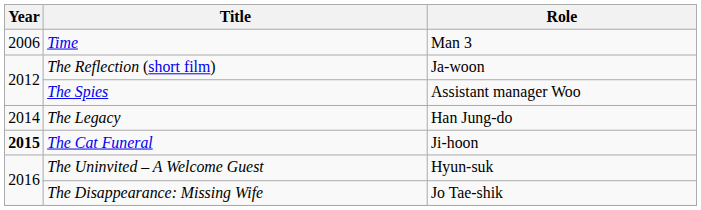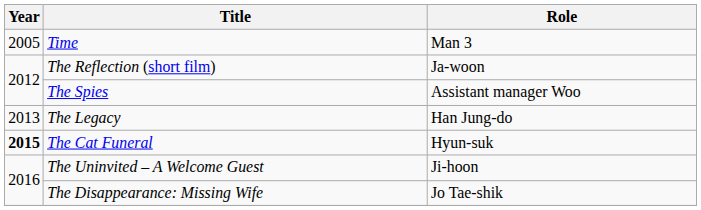(24, 42) 2006 -> (24, 42) 2005
(24, 117) 2014 -> (24, 117) 2013
(455, 142) Ji-hoon -> (462, 142) Hyun-suk
(462, 167) Hyun-suk -> (455, 167) Ji-hoon
